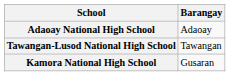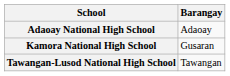rows swapped: (91, 63) <-> (91, 46)
